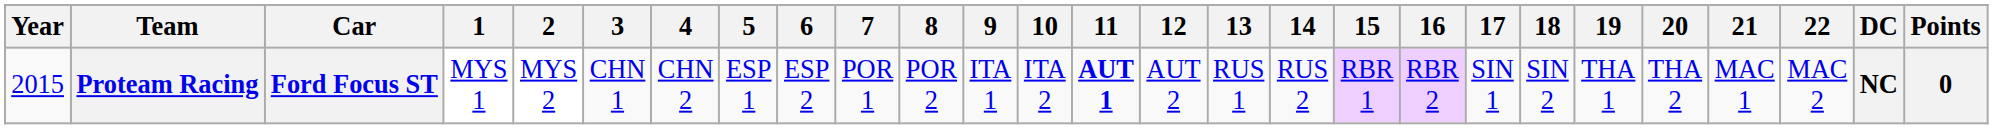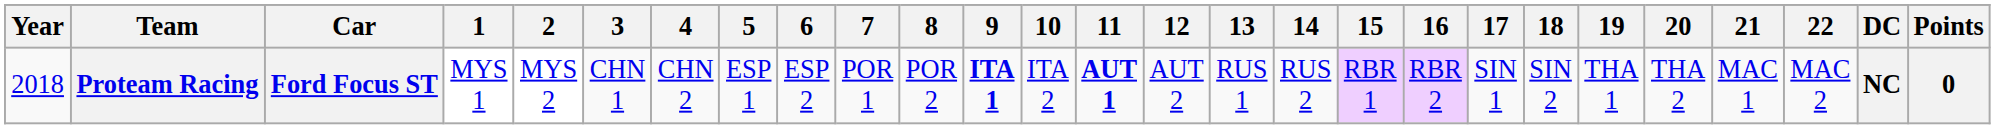(38, 84) 2015 -> (38, 84) 2018
(990, 84) normal -> (992, 84) bold
